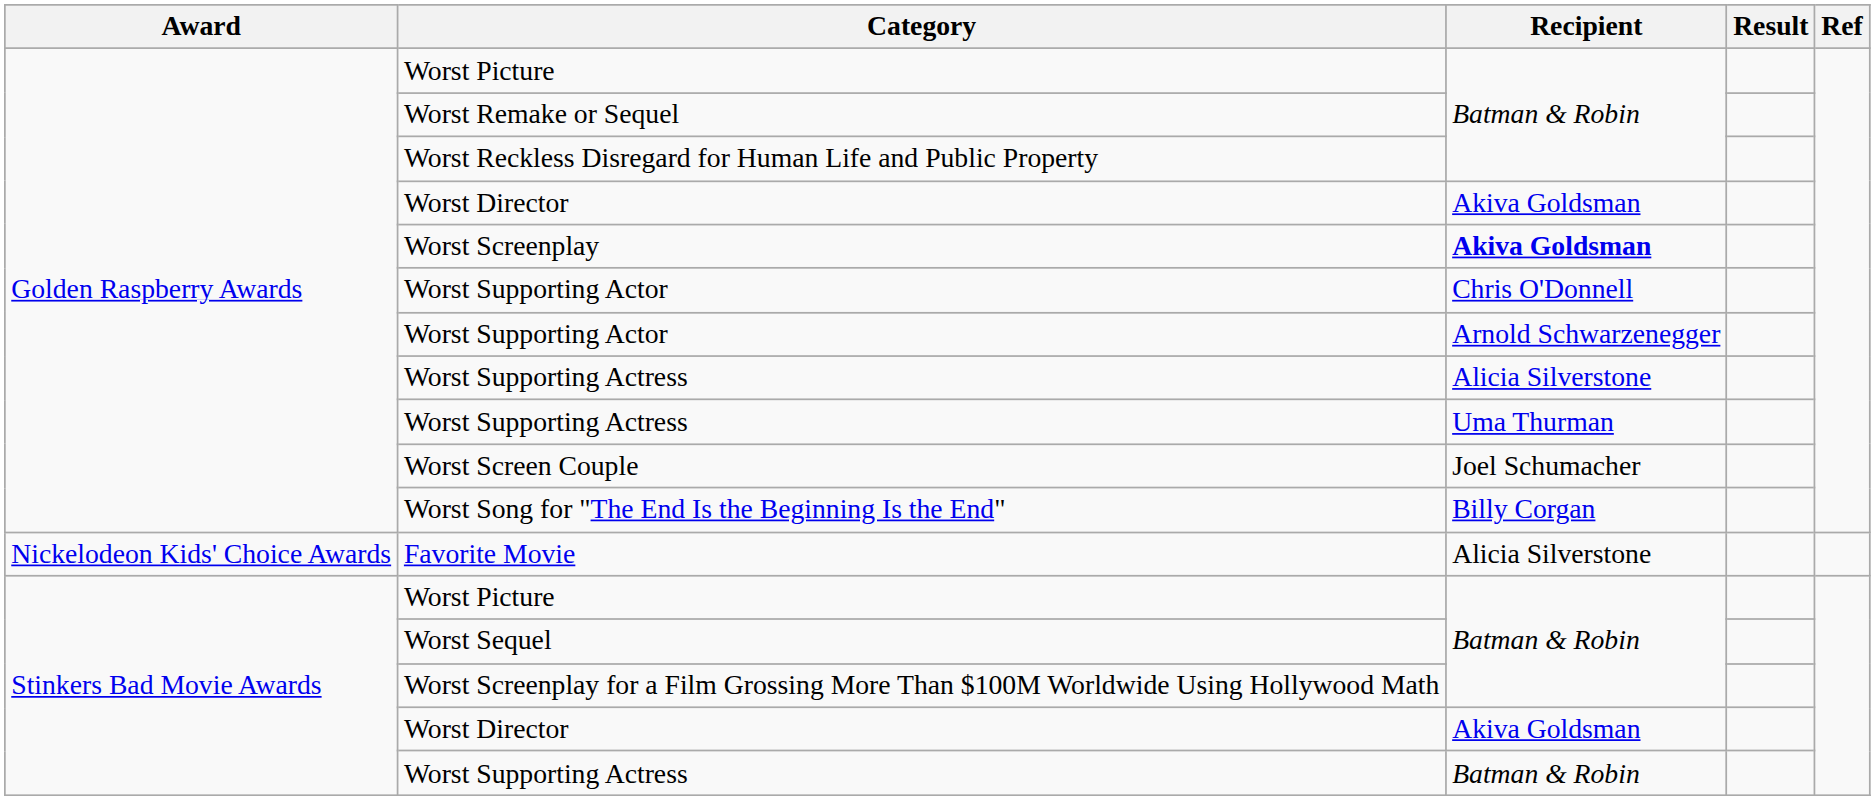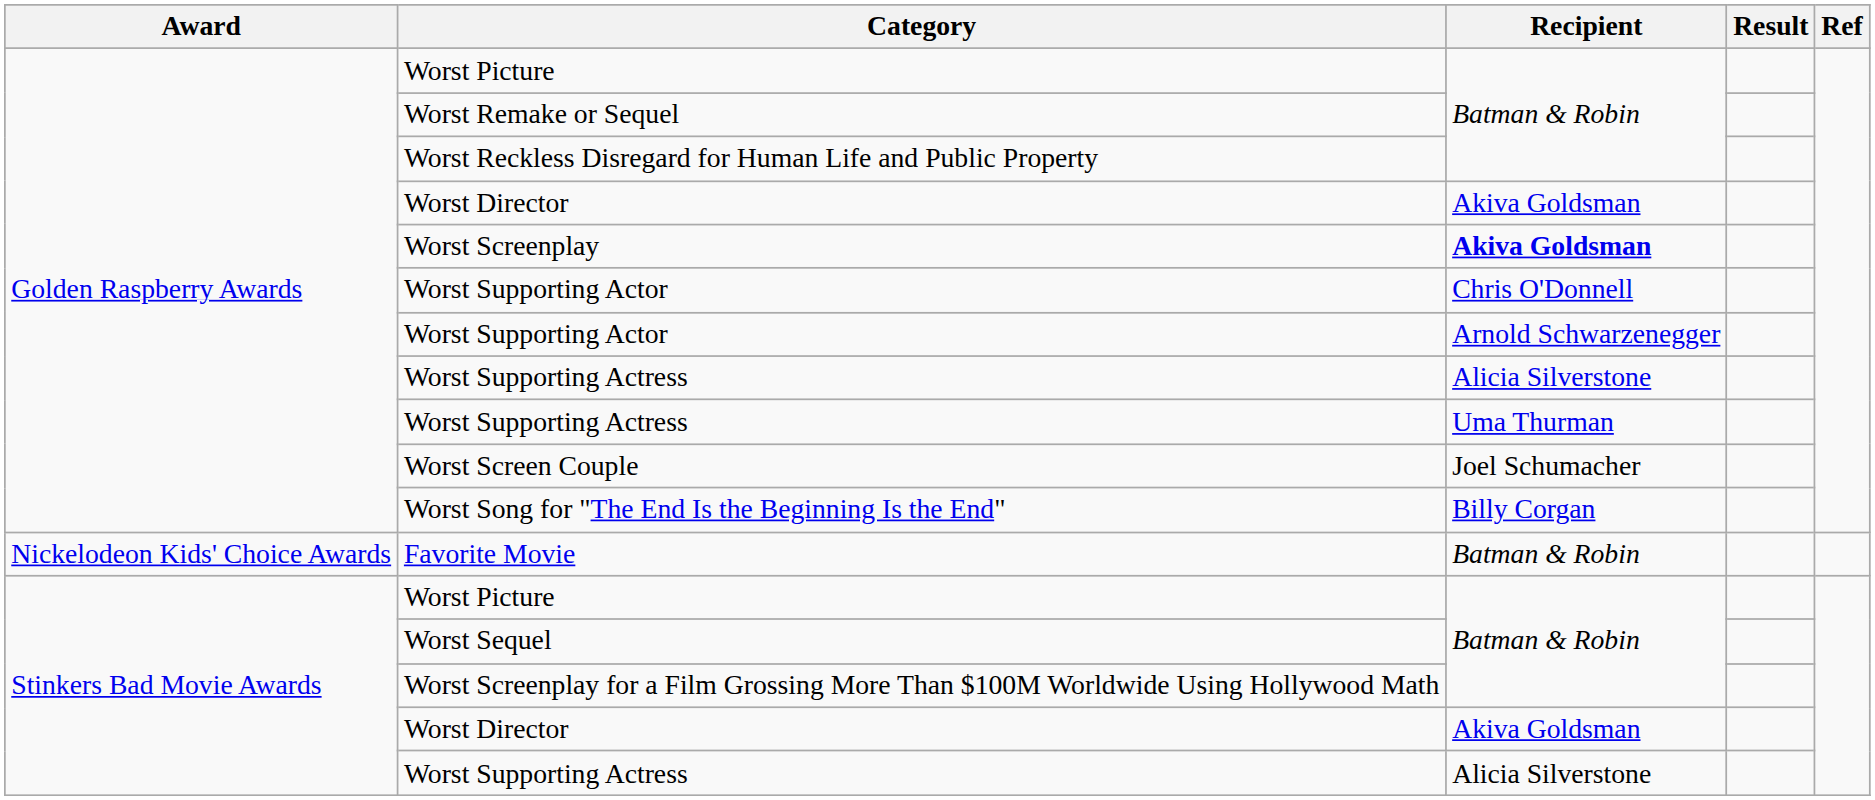(1552, 553) Alicia Silverstone -> (1546, 553) Batman & Robin
(1546, 772) Batman & Robin -> (1552, 772) Alicia Silverstone
